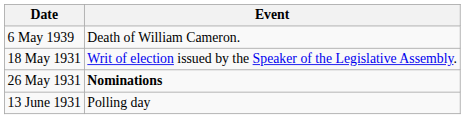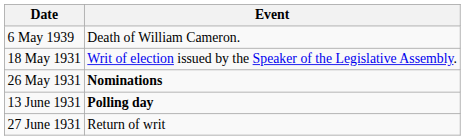(119, 102) normal -> (120, 102) bold
+ row: (44, 124)
